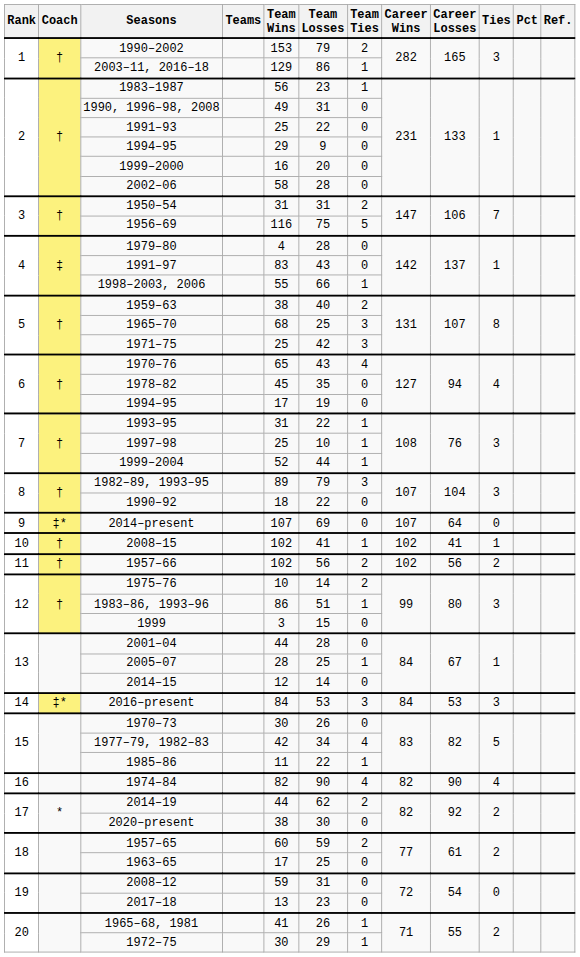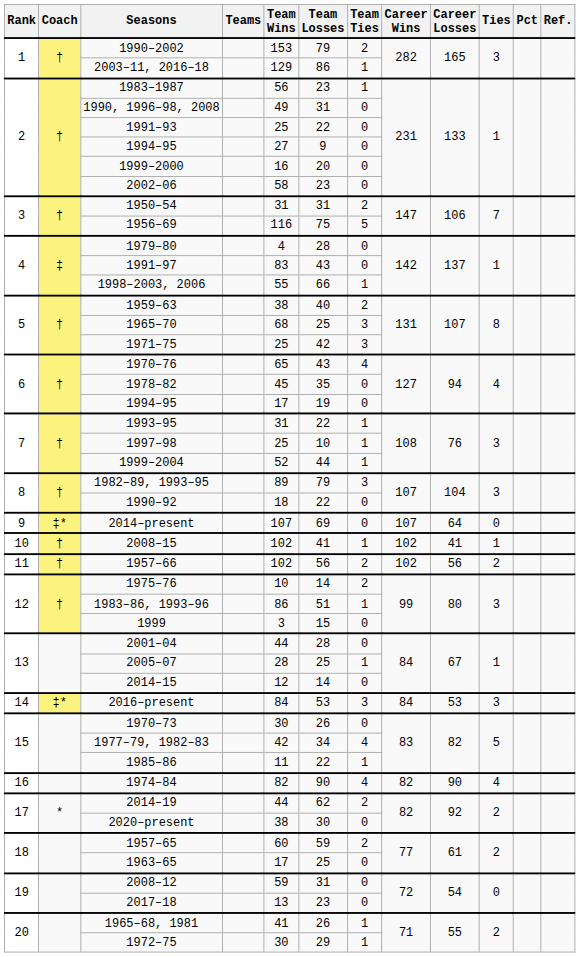(281, 147) 29 -> (281, 147) 27
(323, 186) 28 -> (323, 186) 23
